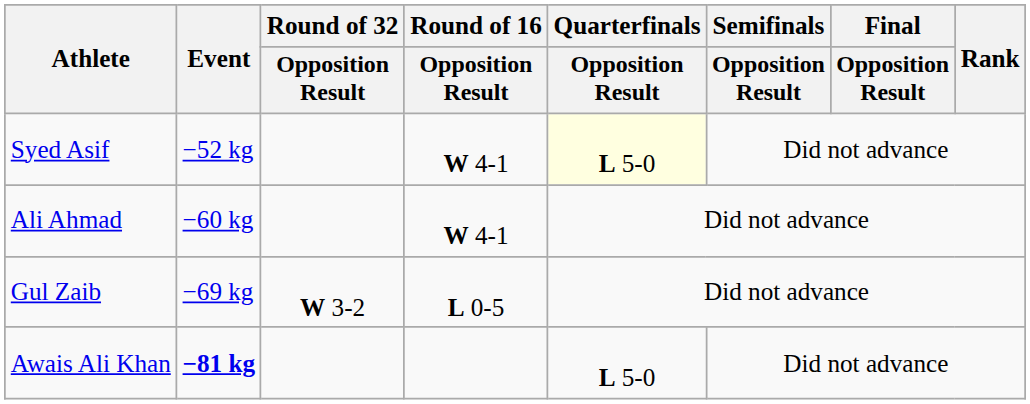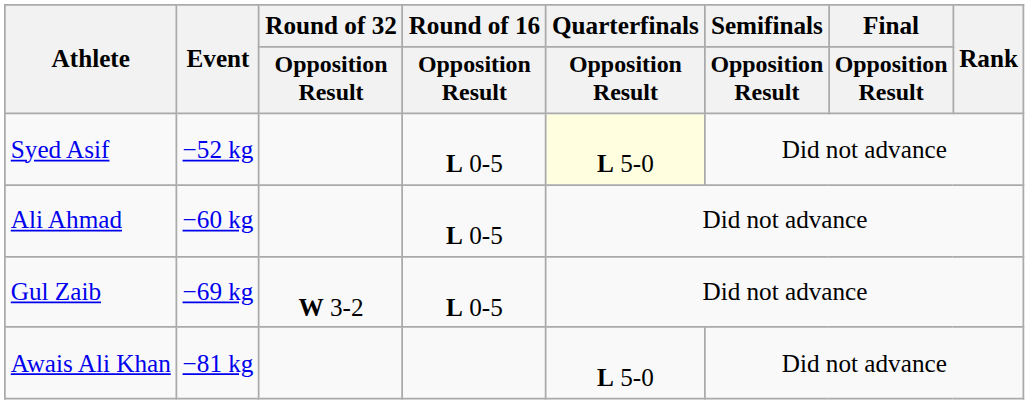(476, 164) W 4-1 -> (474, 164) L 0-5
(476, 235) W 4-1 -> (474, 235) L 0-5
(219, 363) bold -> (218, 363) normal
